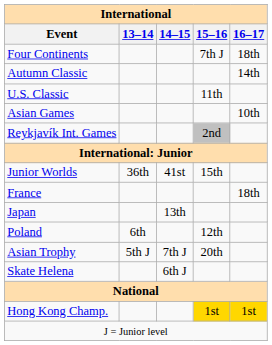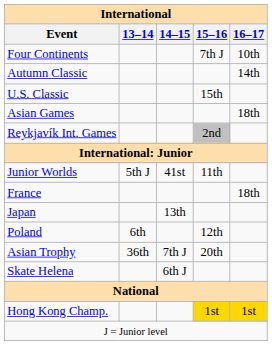(249, 53) 18th -> (249, 53) 10th
(212, 93) 11th -> (212, 93) 15th
(249, 113) 10th -> (249, 113) 18th
(138, 172) 36th -> (138, 172) 5th J
(212, 172) 15th -> (212, 172) 11th
(138, 251) 5th J -> (138, 251) 36th
